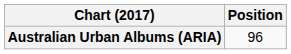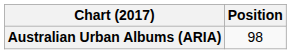(255, 37) 96 -> (255, 37) 98
